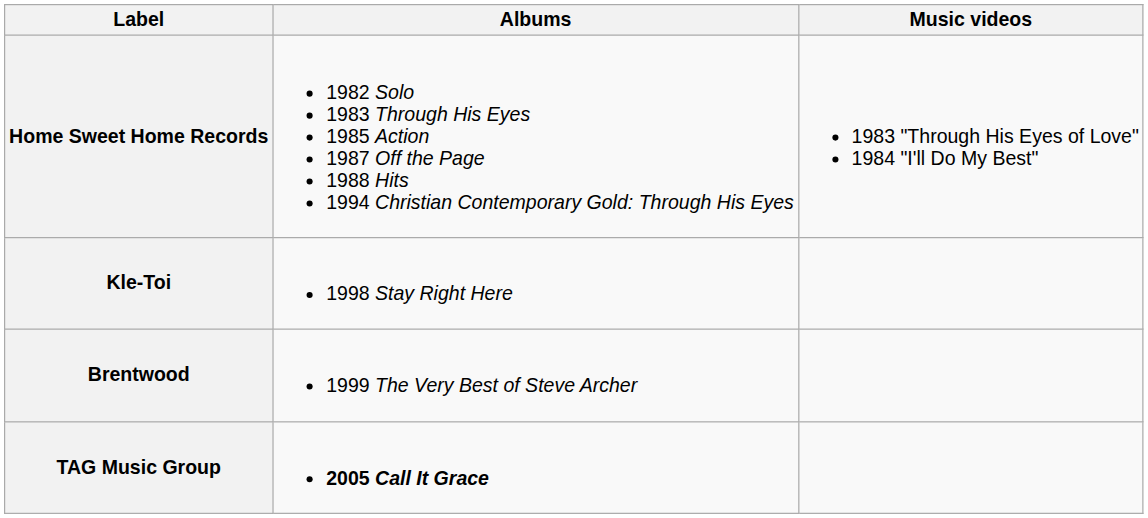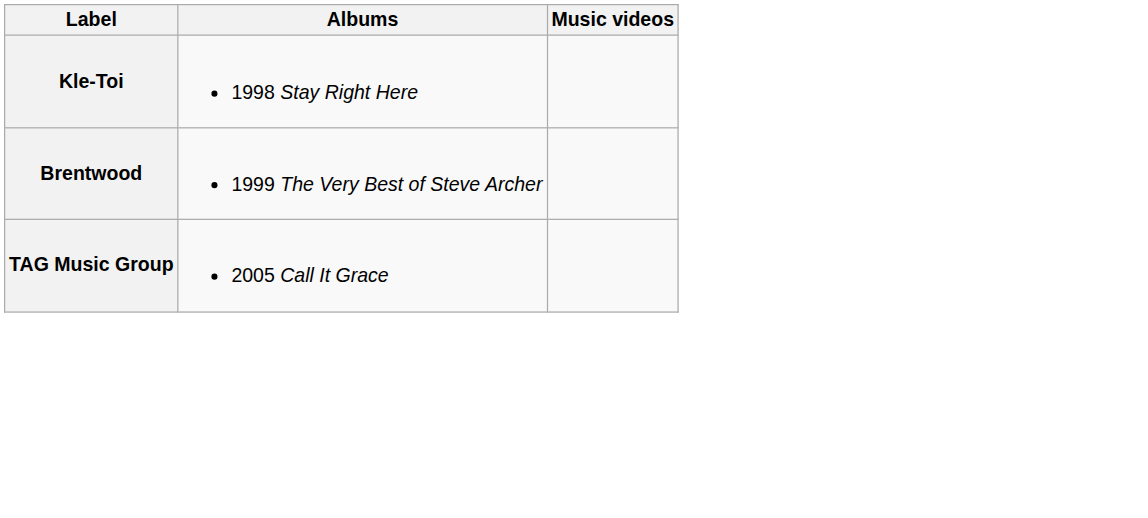- row: (139, 136)
(536, 478) bold -> (362, 276) normal
